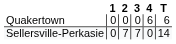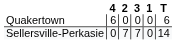columns swapped: (112, 8) <-> (149, 8)
